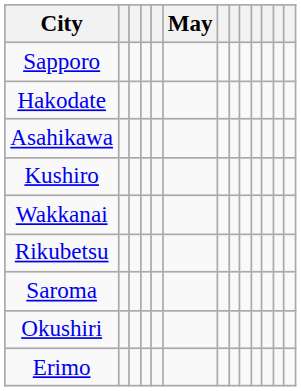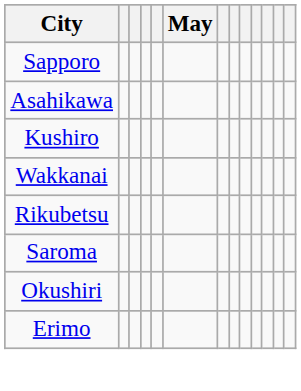- row: (62, 99)
